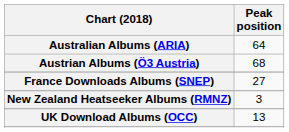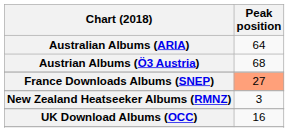(259, 81) no background -> (259, 81) lightsalmon background
(259, 117) 13 -> (259, 117) 16
